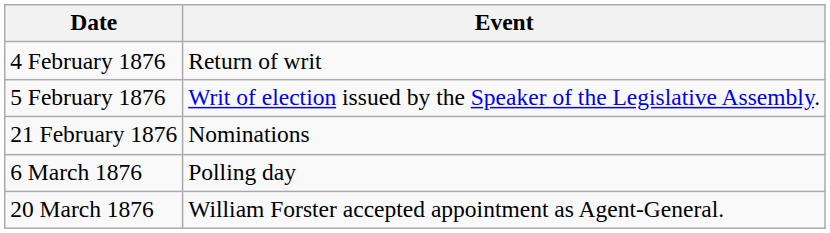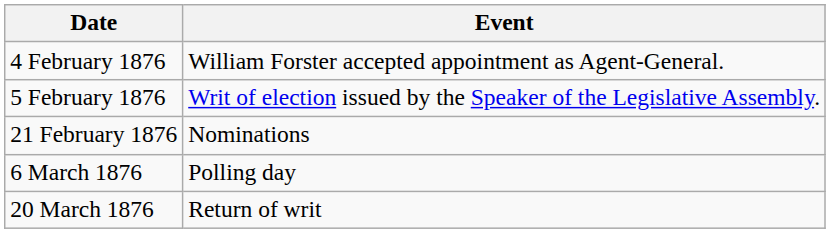(255, 60) Return of writ -> (456, 60) William Forster accepted appointment as Agent-General.
(456, 209) William Forster accepted appointment as Agent-General. -> (255, 209) Return of writ
